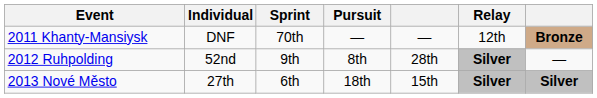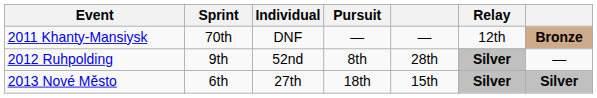columns swapped: (221, 15) <-> (290, 15)
